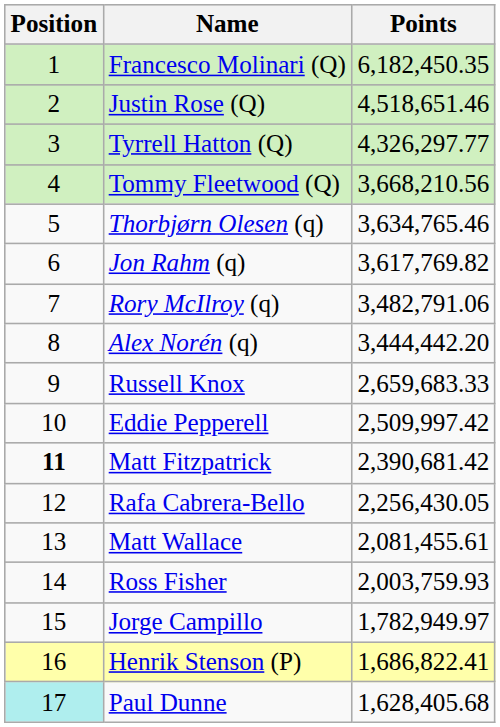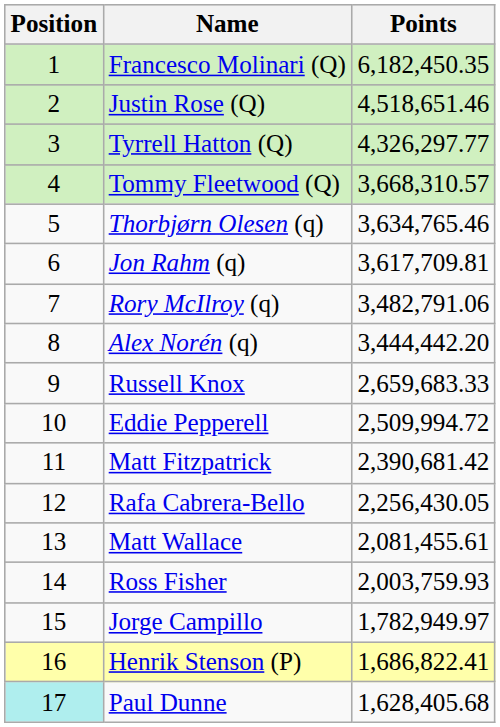(423, 183) 3,668,210.56 -> (423, 183) 3,668,310.57
(423, 263) 3,617,769.82 -> (423, 263) 3,617,709.81
(423, 422) 2,509,997.42 -> (423, 422) 2,509,994.72
(54, 462) bold -> (54, 462) normal
